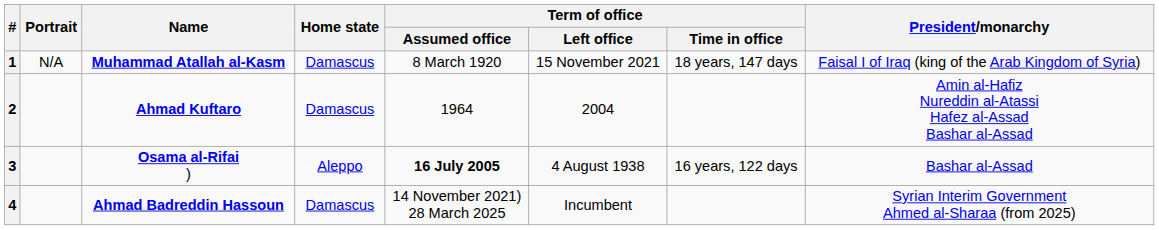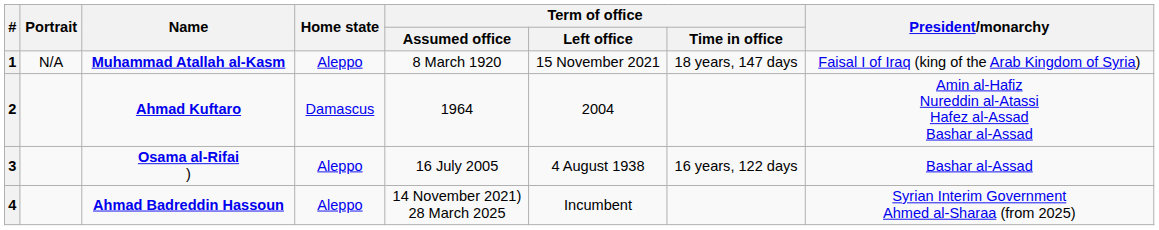(340, 62) Damascus -> (340, 62) Aleppo
(457, 165) bold -> (457, 165) normal
(340, 205) Damascus -> (340, 205) Aleppo
